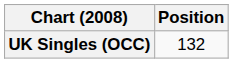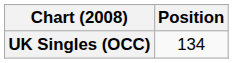(191, 44) 132 -> (191, 44) 134
